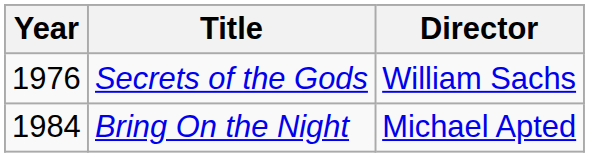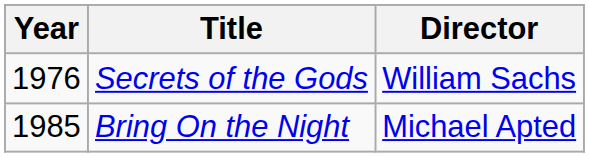(46, 126) 1984 -> (46, 126) 1985
